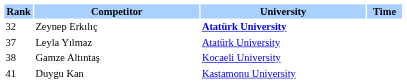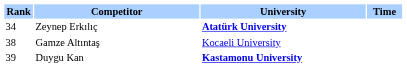(11, 27) 32 -> (11, 27) 34
- row: (64, 42)
(11, 74) 41 -> (11, 58) 39
(249, 74) normal -> (252, 58) bold
